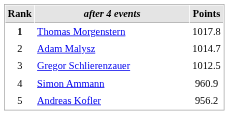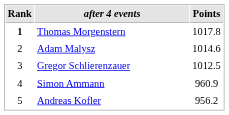(207, 49) 1014.7 -> (207, 49) 1014.6
